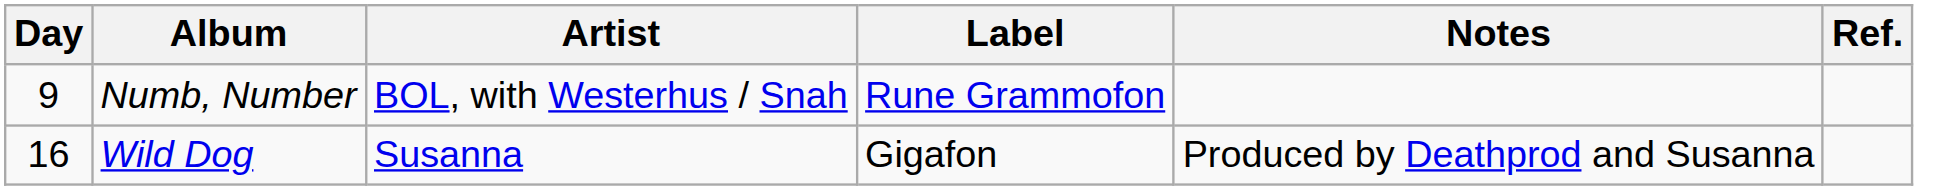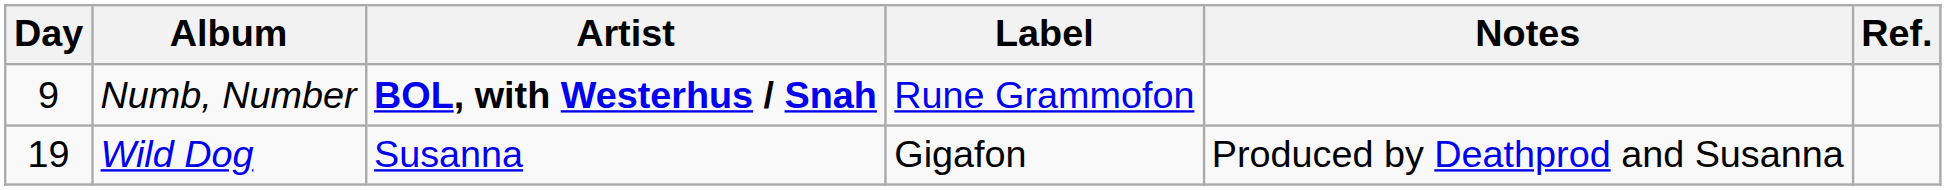(611, 94) normal -> (625, 94) bold
(49, 154) 16 -> (49, 154) 19
